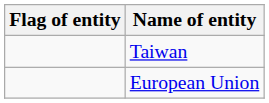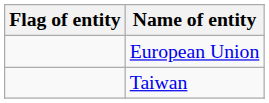rows swapped: (159, 51) <-> (194, 82)
